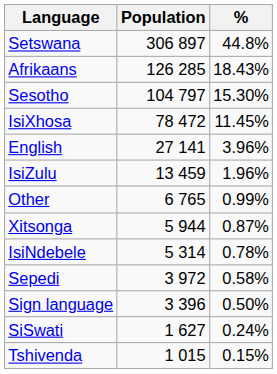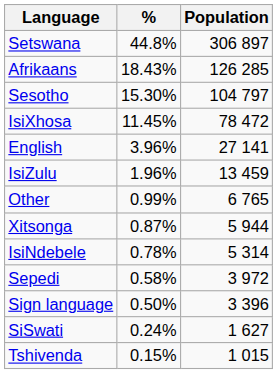columns swapped: (163, 18) <-> (241, 18)
